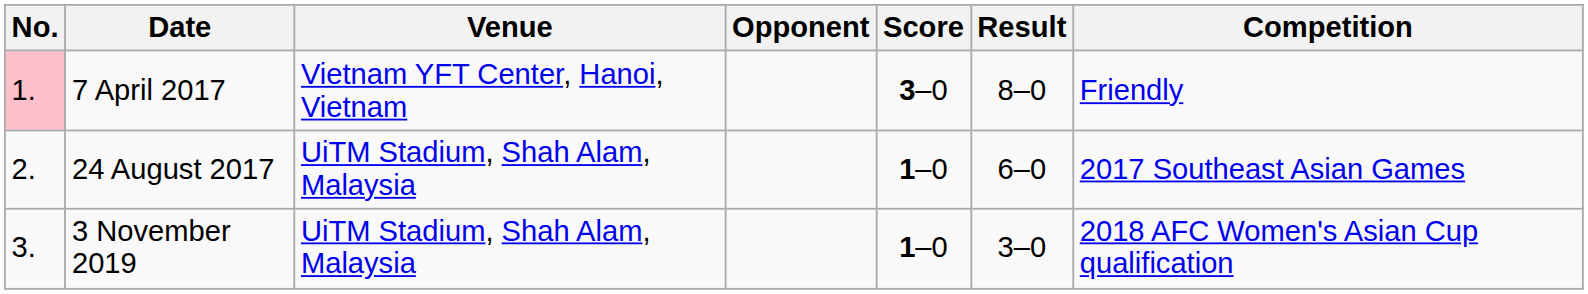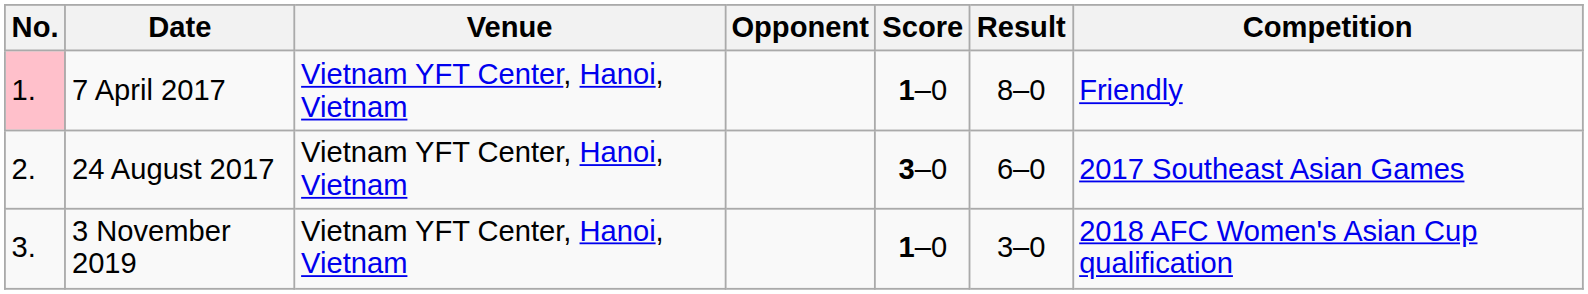(923, 90) 3–0 -> (923, 90) 1–0
(476, 169) UiTM Stadium, Shah Alam, Malaysia -> (482, 169) Vietnam YFT Center, Hanoi, Vietnam
(923, 169) 1–0 -> (923, 169) 3–0
(476, 248) UiTM Stadium, Shah Alam, Malaysia -> (482, 248) Vietnam YFT Center, Hanoi, Vietnam
